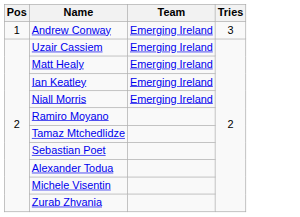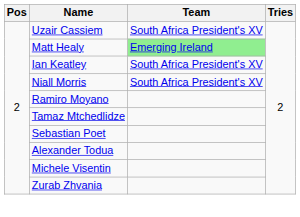- row: (71, 30)
(171, 47) Emerging Ireland -> (196, 30) South Africa President's XV
(171, 64) no background -> (171, 47) lightgreen background
(171, 82) Emerging Ireland -> (196, 64) South Africa President's XV
(171, 99) Emerging Ireland -> (196, 82) South Africa President's XV
